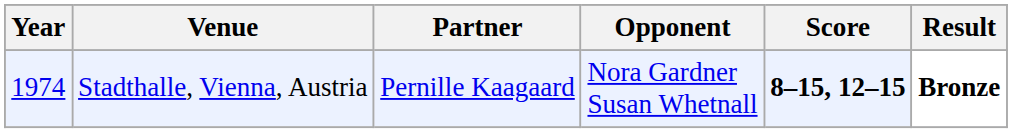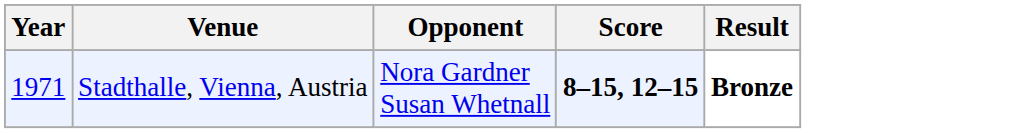- column: (478, 27)
(38, 87) 1974 -> (38, 87) 1971
